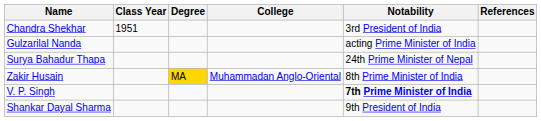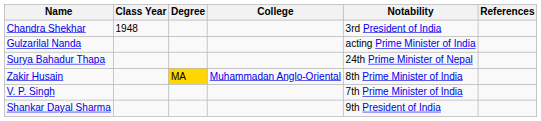(127, 28) 1951 -> (127, 28) 1948
(409, 92) bold -> (404, 92) normal
